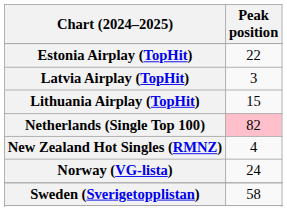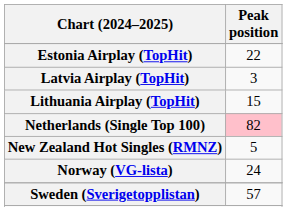(254, 147) 4 -> (254, 147) 5
(254, 194) 58 -> (254, 194) 57
